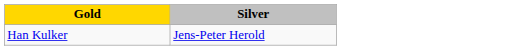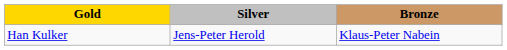+ column: (419, 14)
